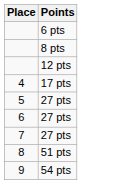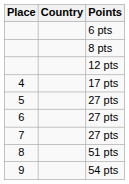+ column: (62, 13)
